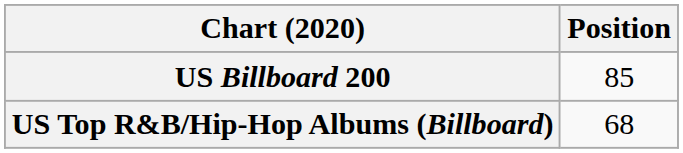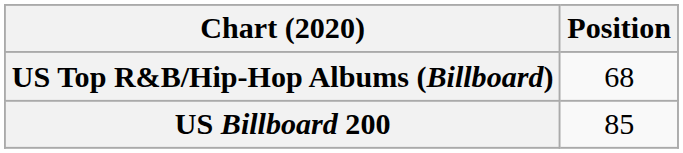rows swapped: (283, 76) <-> (283, 123)
